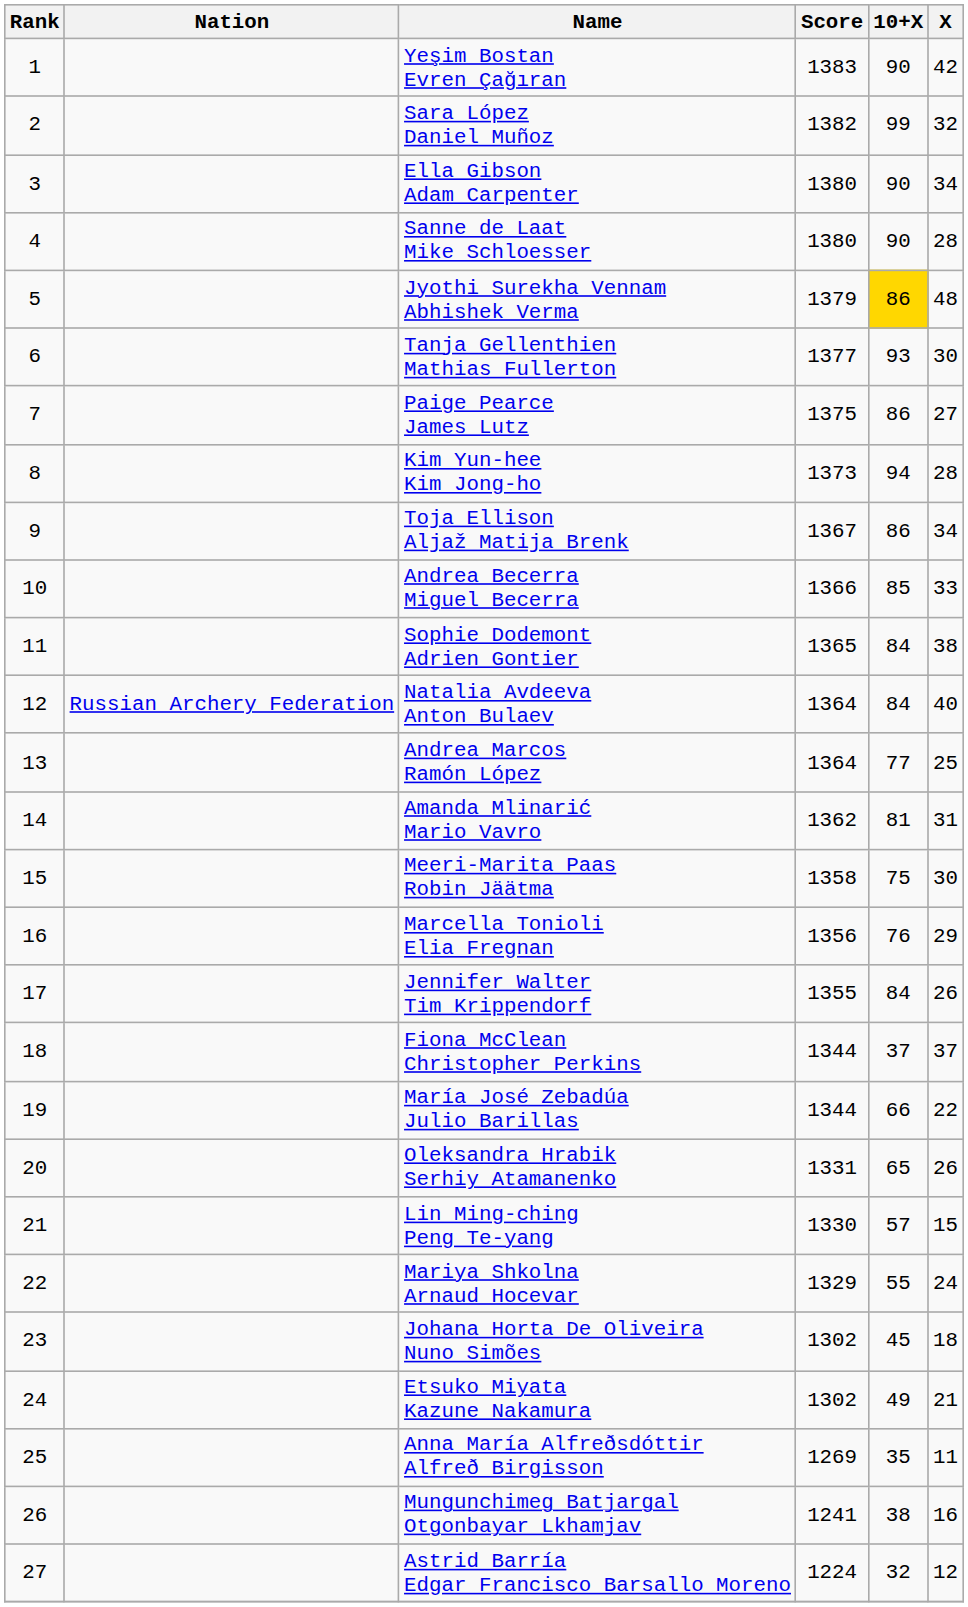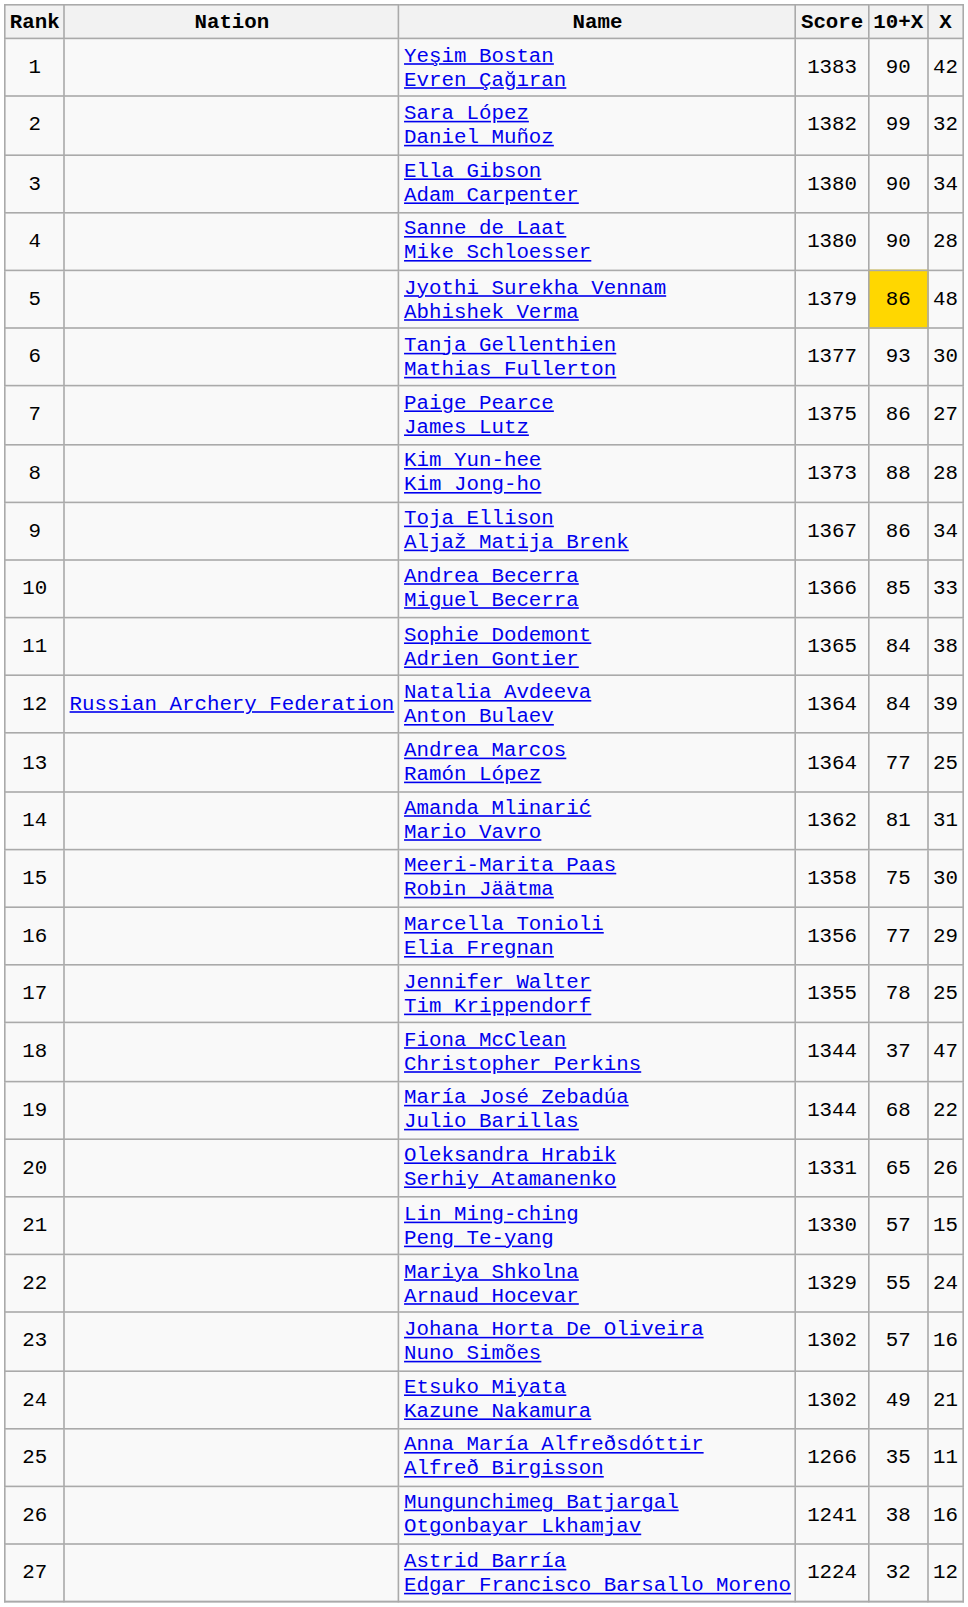(898, 473) 94 -> (898, 473) 88
(946, 705) 40 -> (946, 705) 39
(898, 936) 76 -> (898, 936) 77
(898, 994) 84 -> (898, 994) 78
(946, 994) 26 -> (946, 994) 25
(946, 1052) 37 -> (946, 1052) 47
(898, 1110) 66 -> (898, 1110) 68
(898, 1341) 45 -> (898, 1341) 57
(946, 1341) 18 -> (946, 1341) 16
(832, 1457) 1269 -> (832, 1457) 1266
